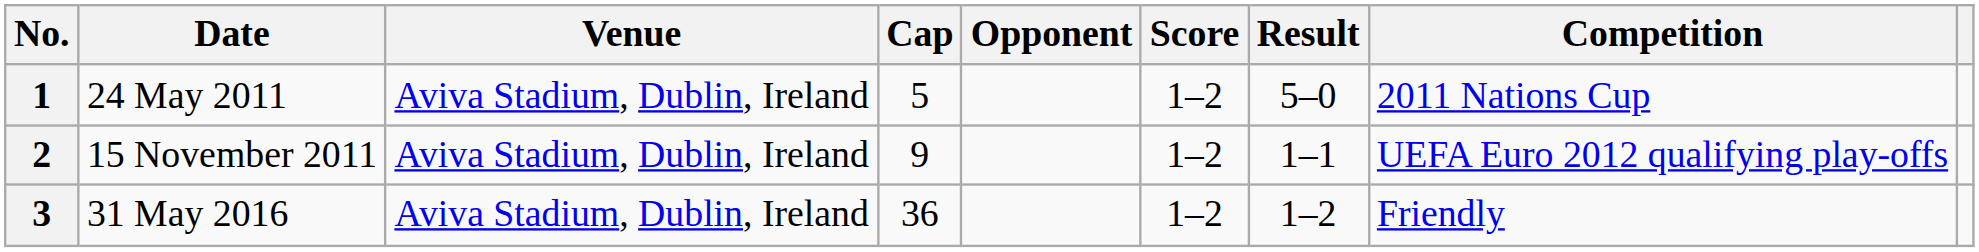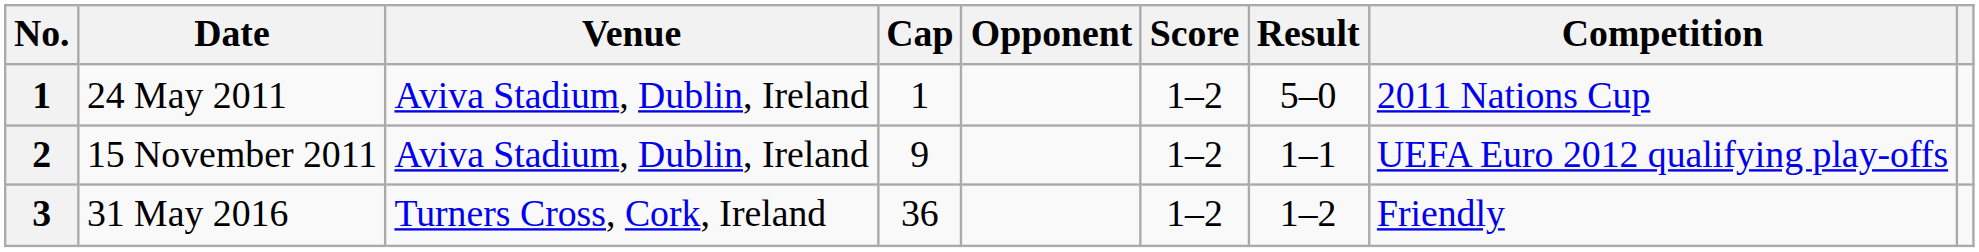(920, 94) 5 -> (920, 94) 1
(632, 214) Aviva Stadium, Dublin, Ireland -> (610, 214) Turners Cross, Cork, Ireland
